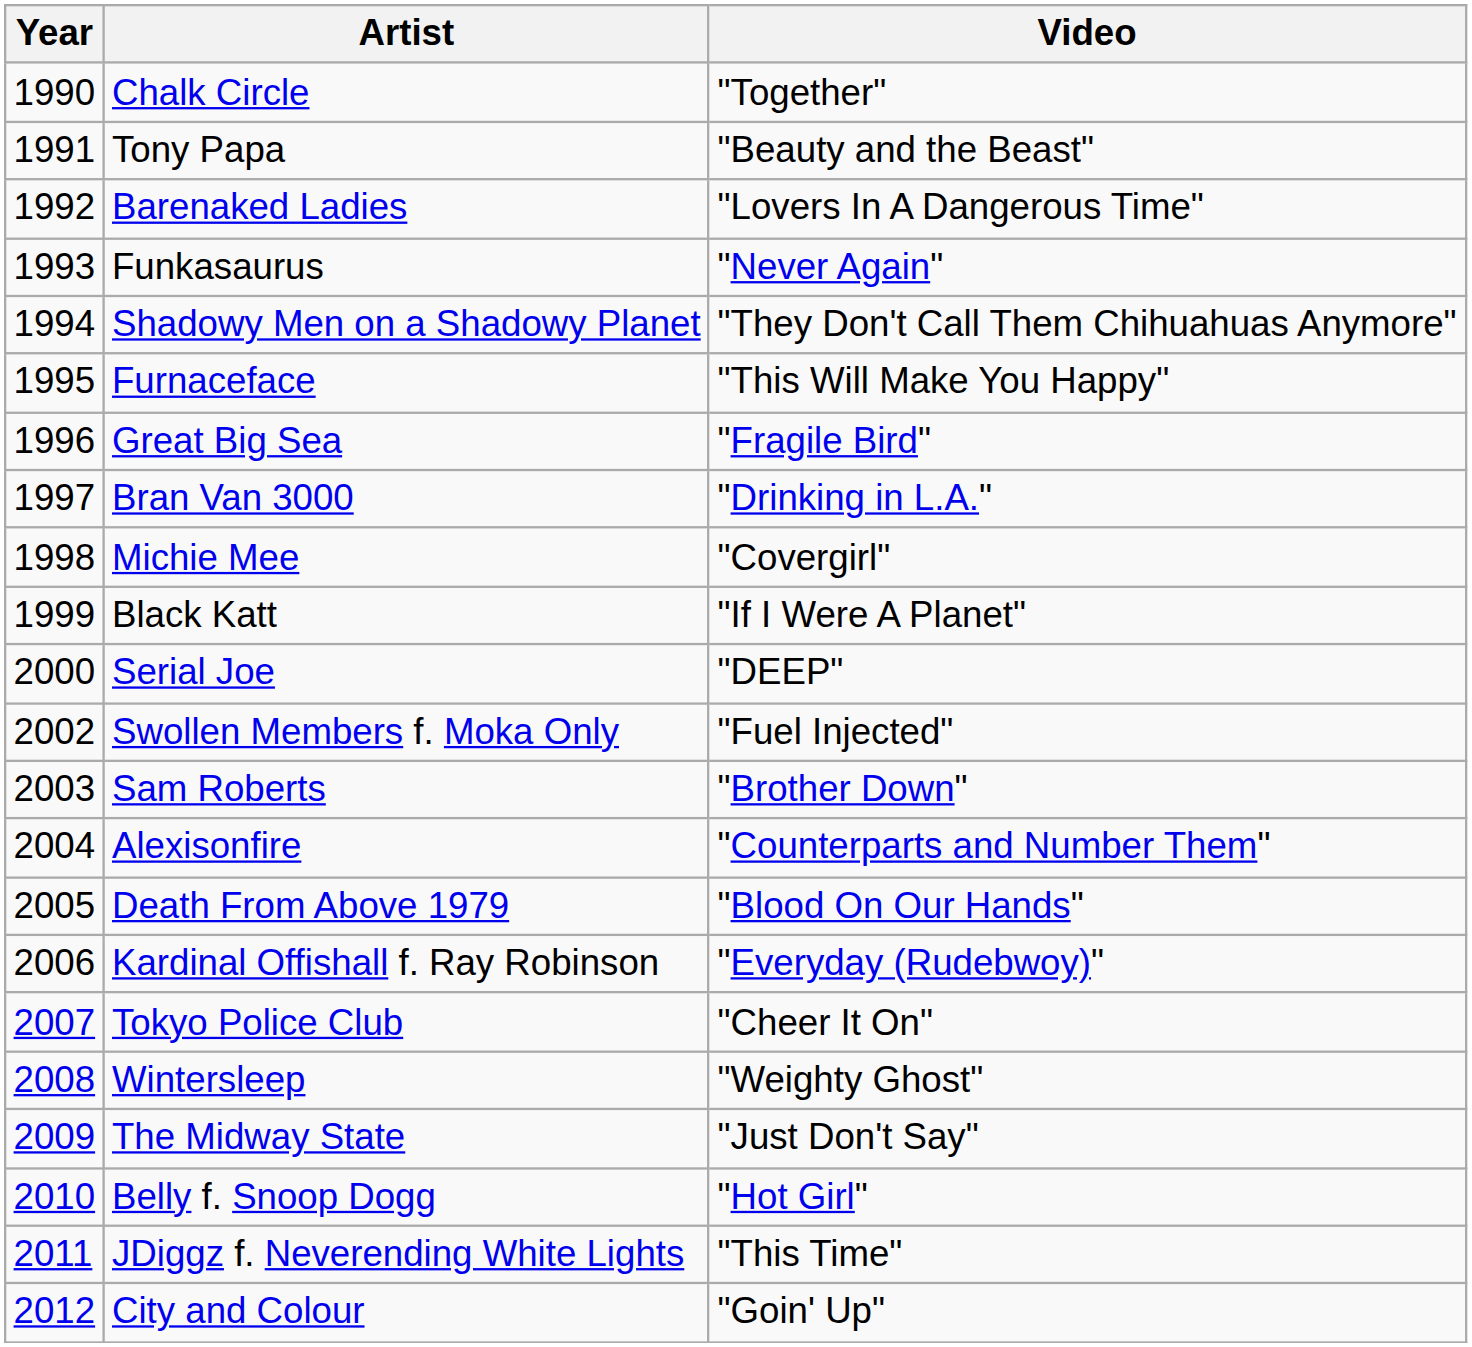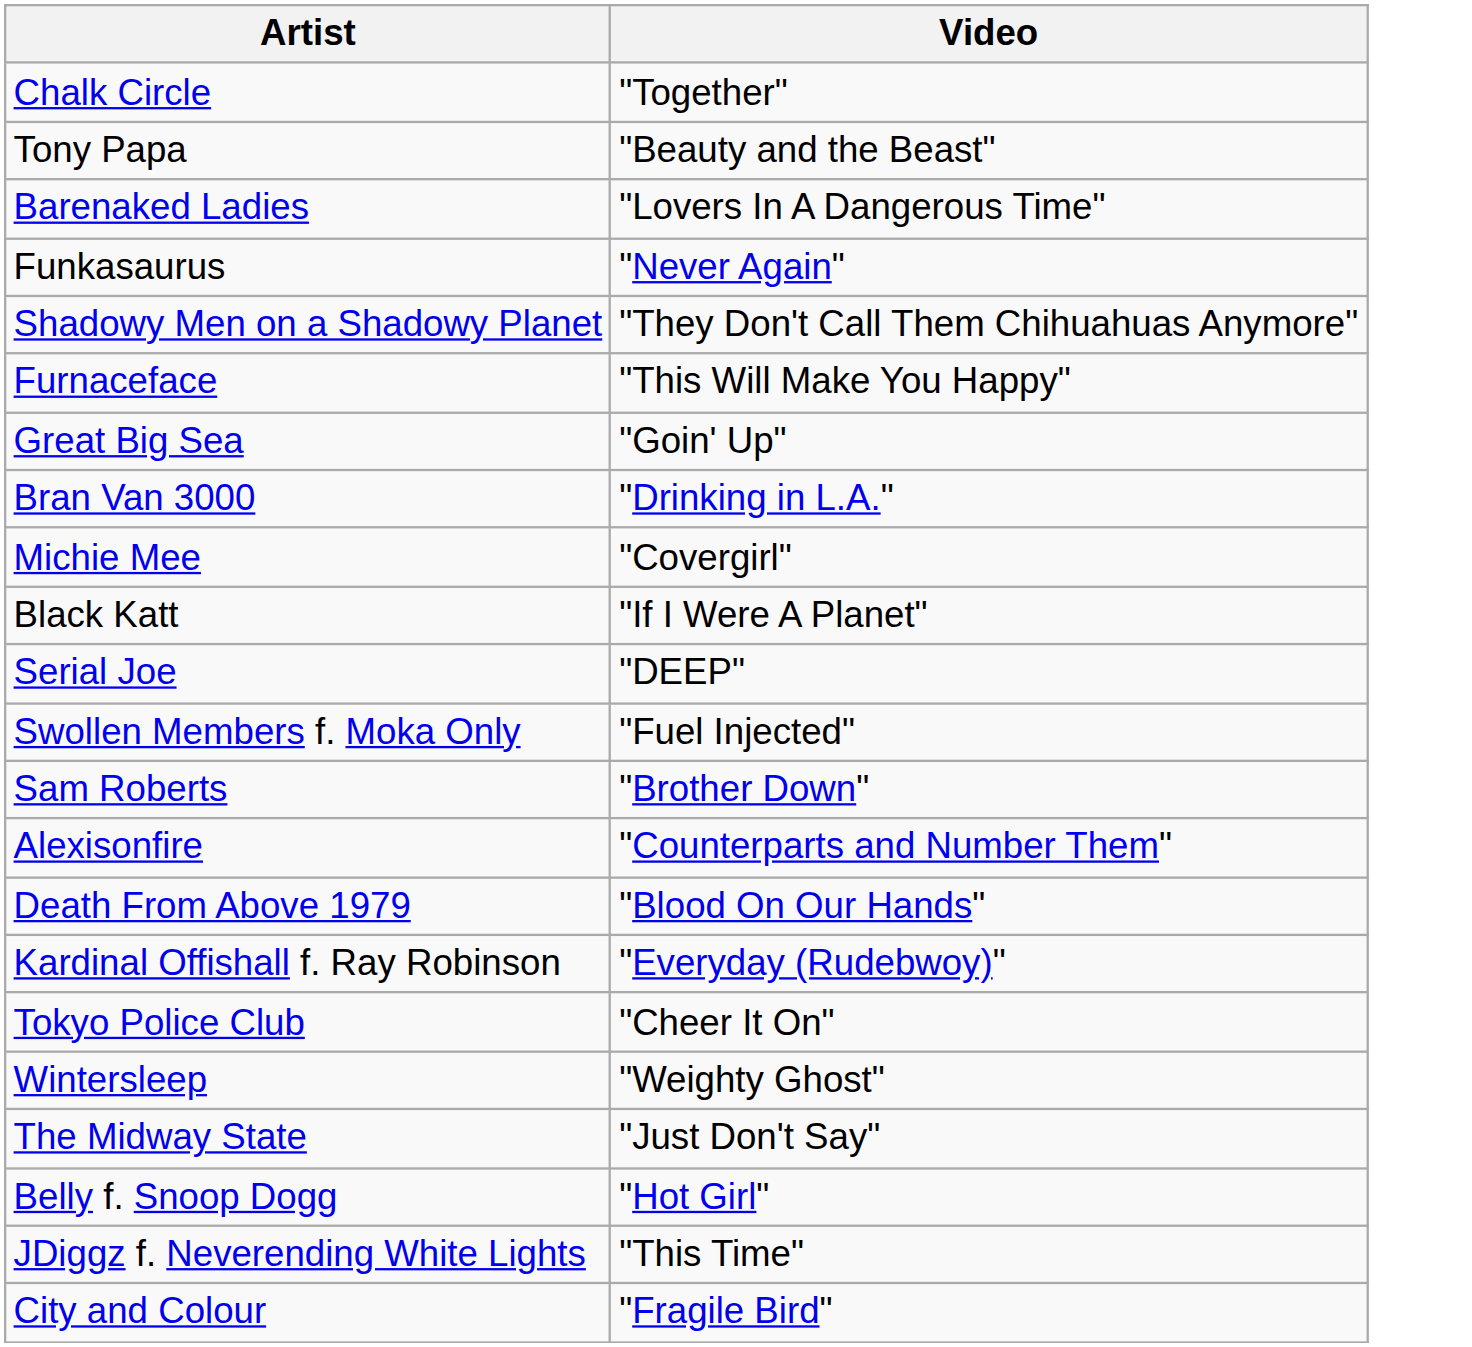- column: (54, 33)
(824, 440) "Fragile Bird" -> (703, 440) "Goin' Up"
(801, 1311) "Goin' Up" -> (726, 1311) "Fragile Bird"
